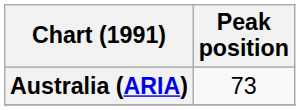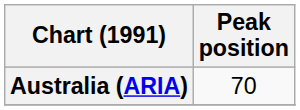(244, 85) 73 -> (244, 85) 70
